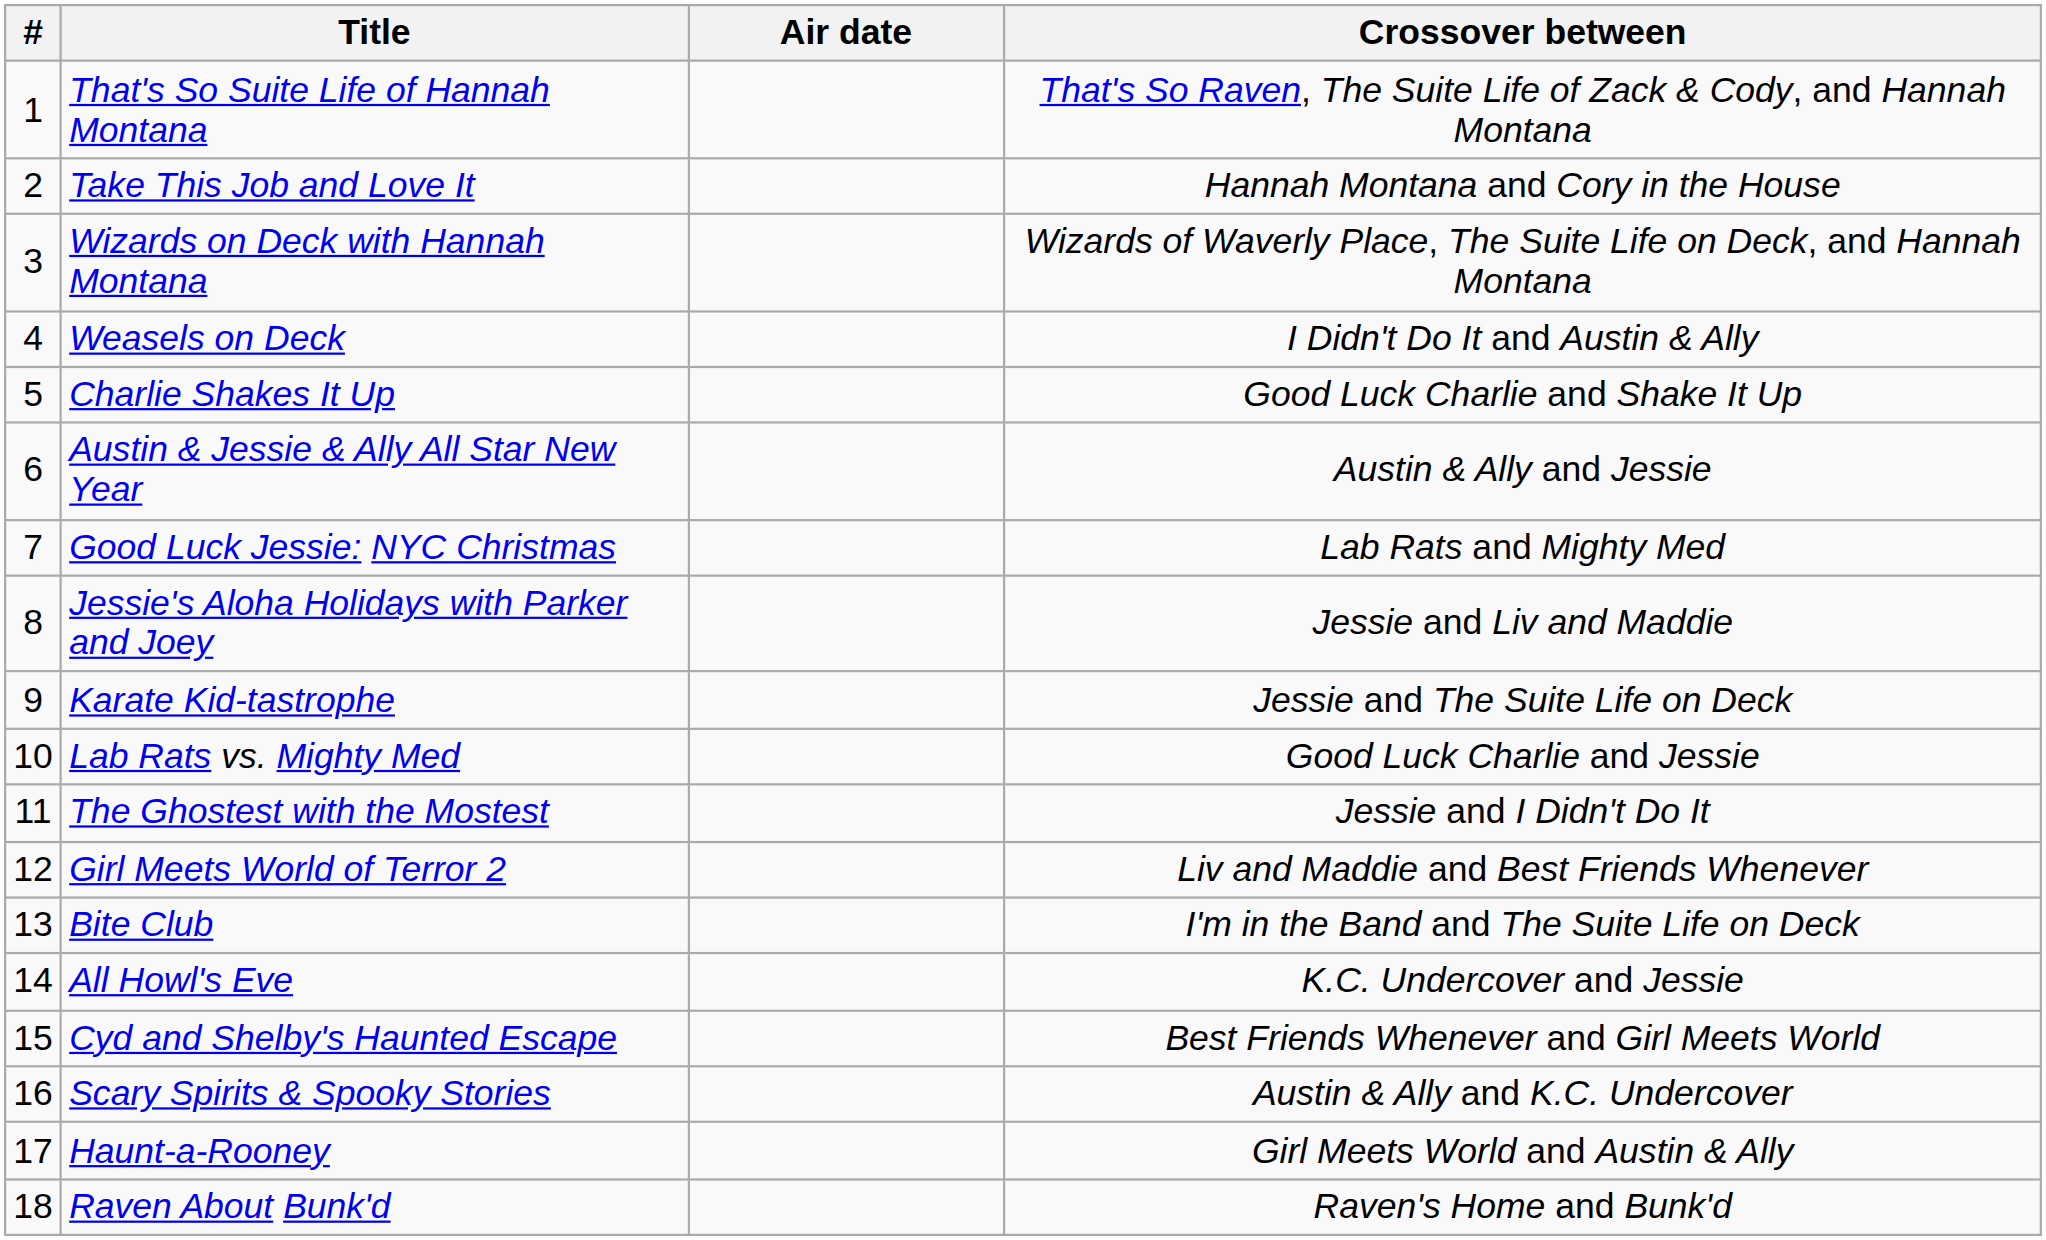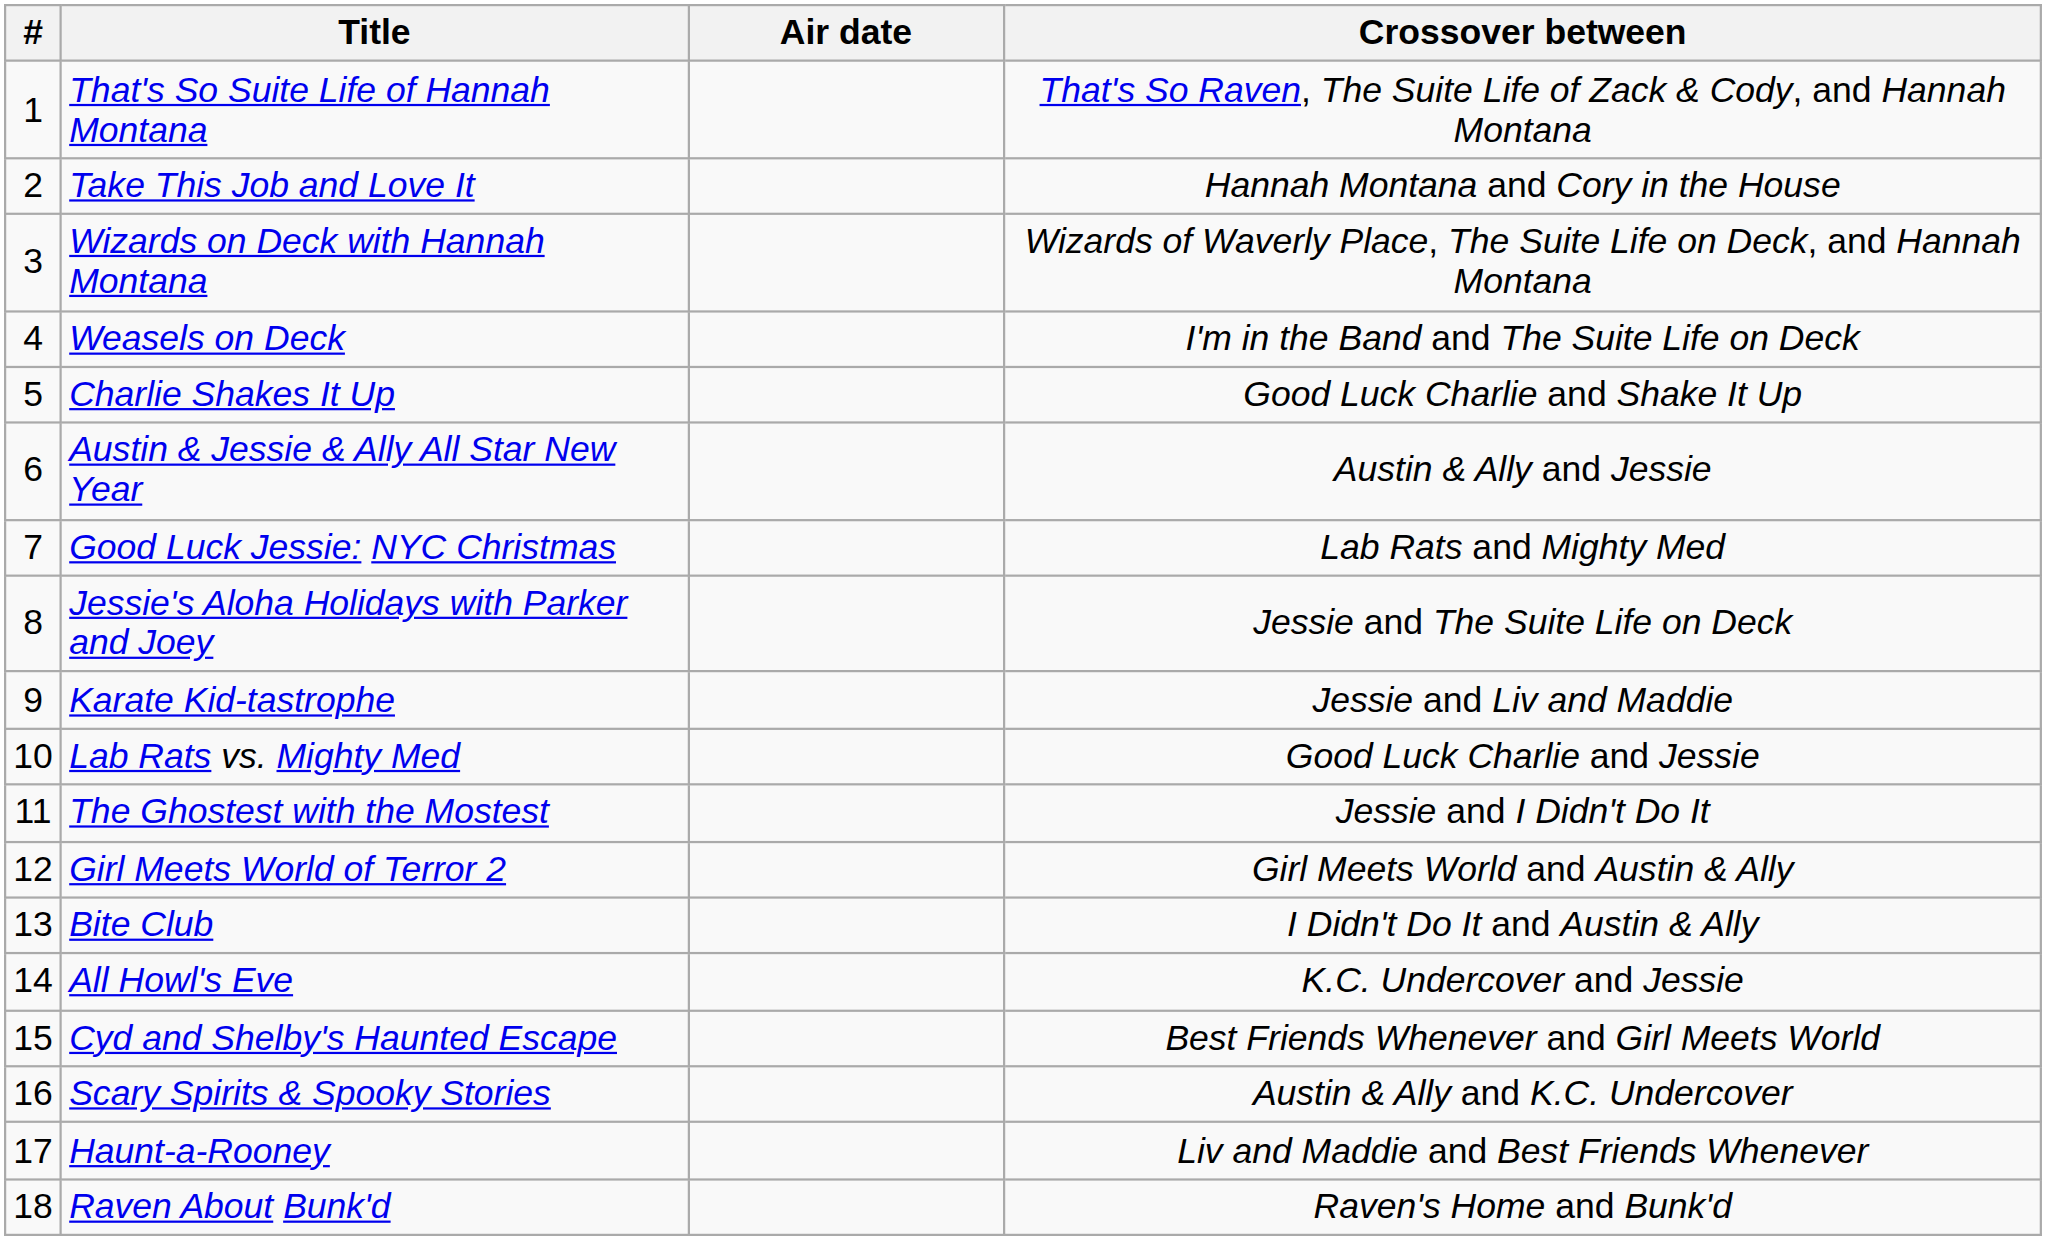(1523, 337) I Didn't Do It and Austin & Ally -> (1523, 337) I'm in the Band and The Suite Life on Deck
(1523, 623) Jessie and Liv and Maddie -> (1523, 623) Jessie and The Suite Life on Deck
(1523, 699) Jessie and The Suite Life on Deck -> (1523, 699) Jessie and Liv and Maddie
(1523, 868) Liv and Maddie and Best Friends Whenever -> (1523, 868) Girl Meets World and Austin & Ally
(1523, 924) I'm in the Band and The Suite Life on Deck -> (1523, 924) I Didn't Do It and Austin & Ally
(1523, 1150) Girl Meets World and Austin & Ally -> (1523, 1150) Liv and Maddie and Best Friends Whenever
